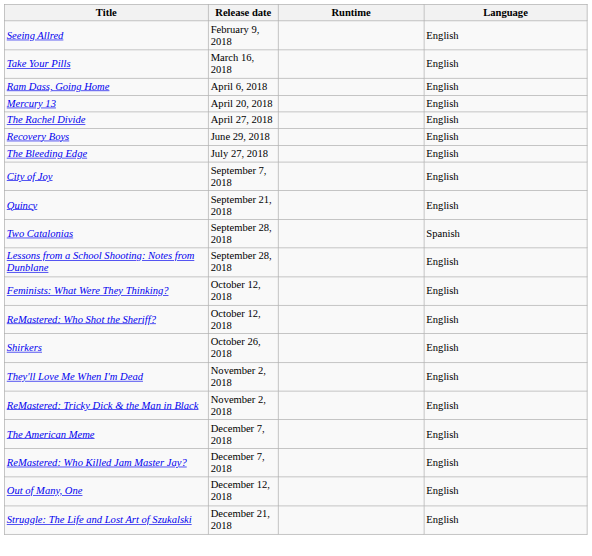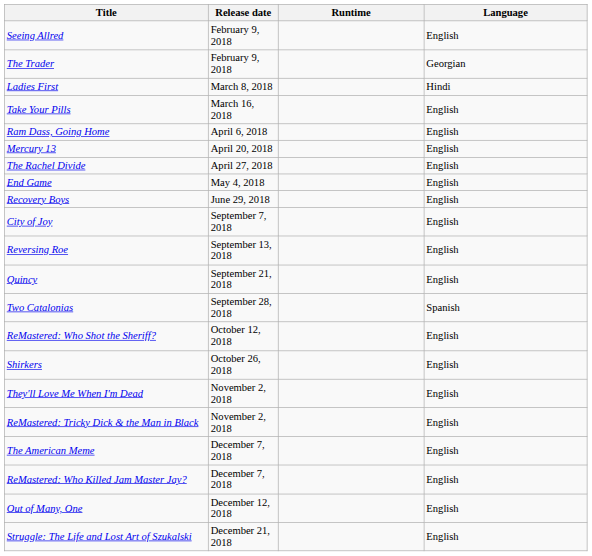+ row: (30, 64)
+ row: (32, 86)
+ row: (29, 182)
- row: (47, 153)
+ row: (37, 250)
- row: (101, 262)
- row: (88, 291)
